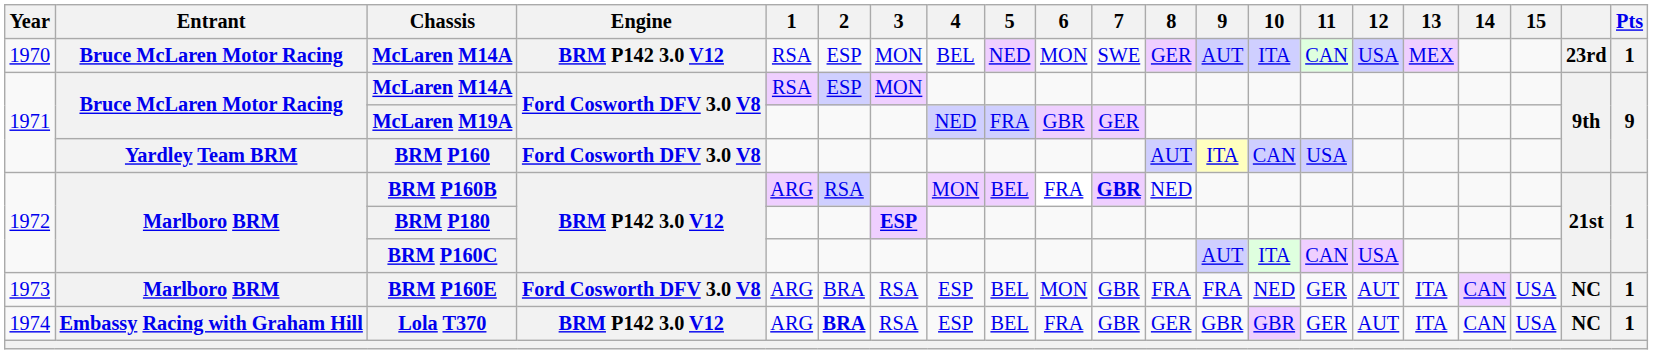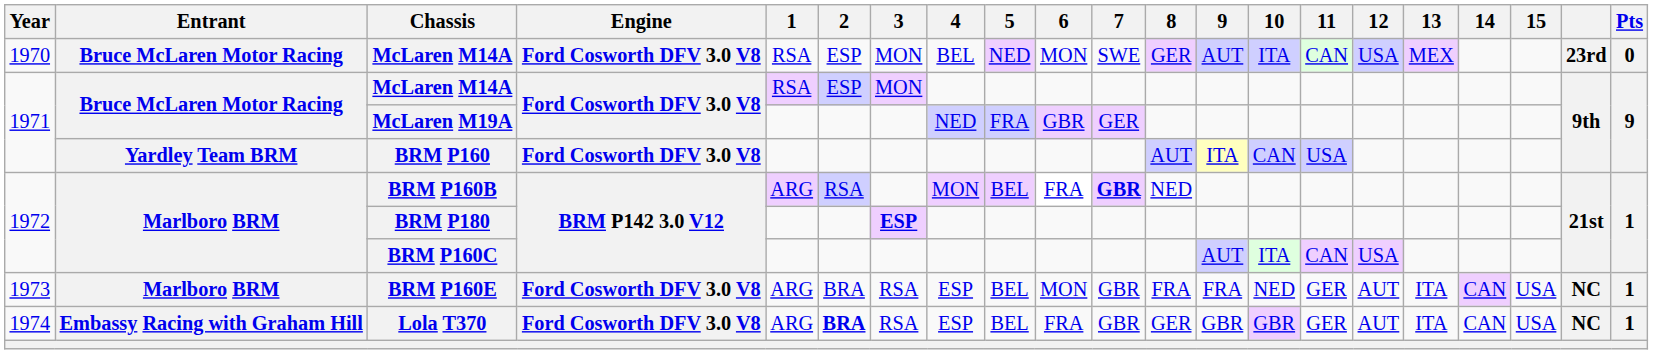(641, 55) BRM P142 3.0 V12 -> (641, 55) Ford Cosworth DFV 3.0 V8
(1630, 55) 1 -> (1630, 55) 0
(641, 323) BRM P142 3.0 V12 -> (641, 323) Ford Cosworth DFV 3.0 V8
